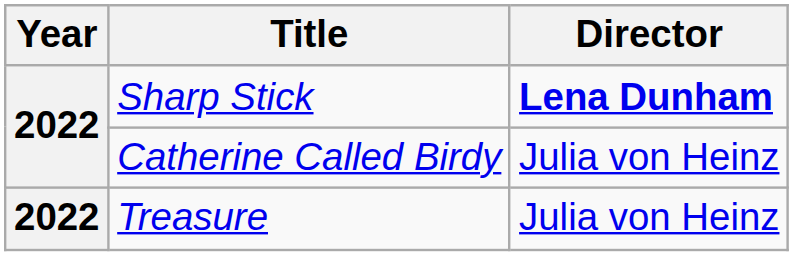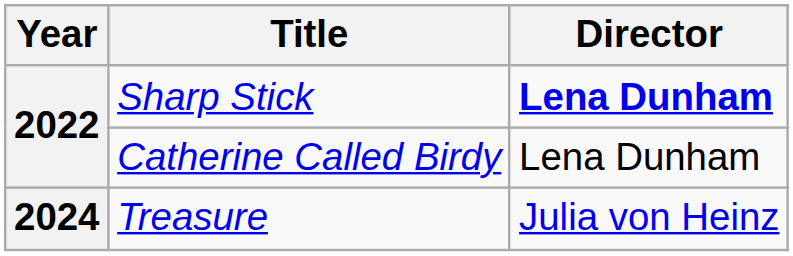(649, 156) Julia von Heinz -> (640, 156) Lena Dunham
(57, 217) 2022 -> (57, 217) 2024
